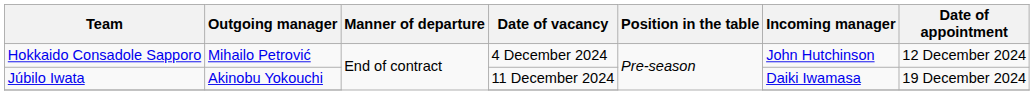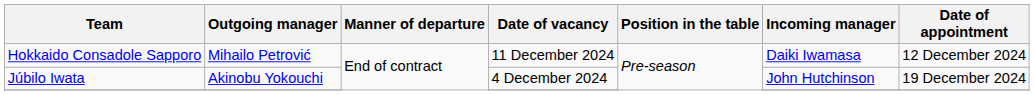(549, 55) 4 December 2024 -> (553, 55) 11 December 2024
(820, 55) John Hutchinson -> (813, 55) Daiki Iwamasa
(553, 78) 11 December 2024 -> (549, 78) 4 December 2024
(813, 78) Daiki Iwamasa -> (820, 78) John Hutchinson
